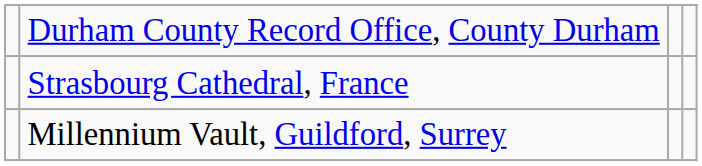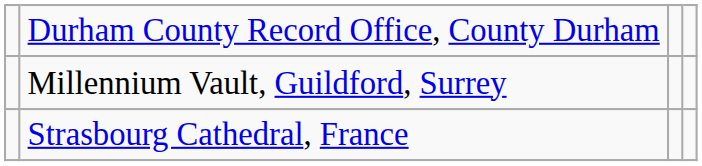rows swapped: (267, 133) <-> (218, 82)
